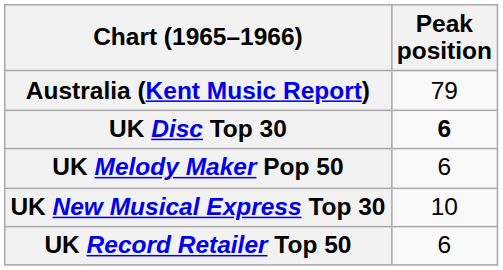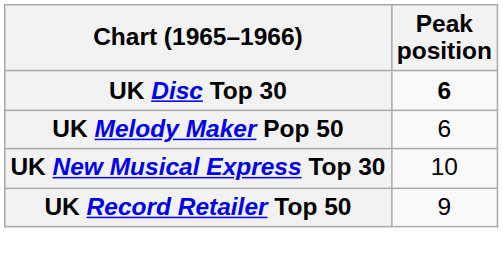- row: (198, 90)
(444, 245) 6 -> (444, 206) 9
